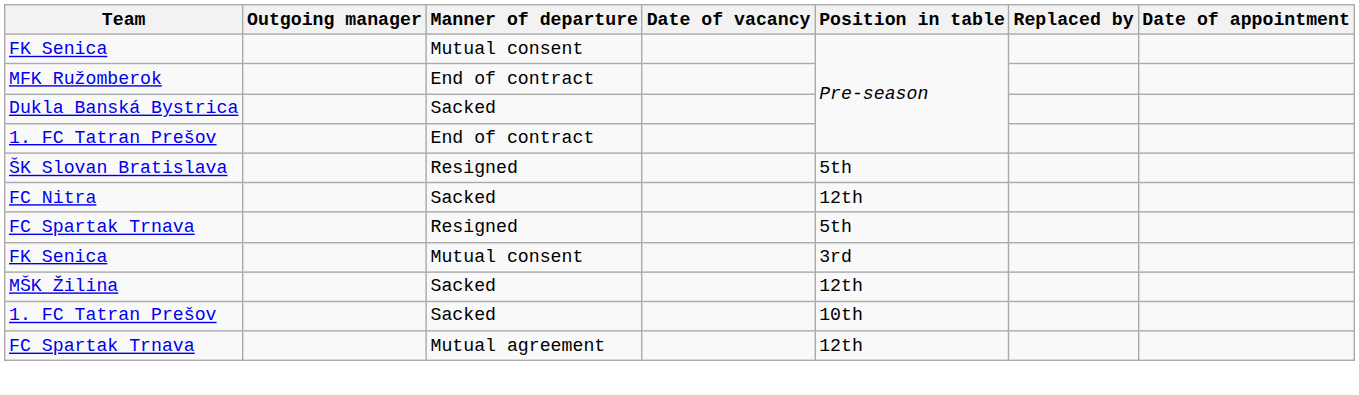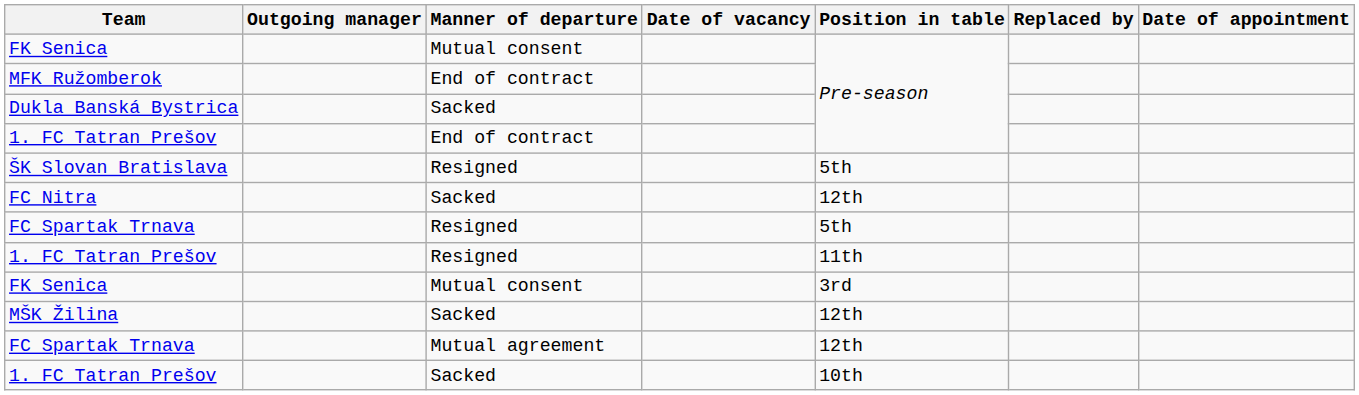+ row: (113, 257)
rows swapped: (113, 316) <-> (102, 346)
